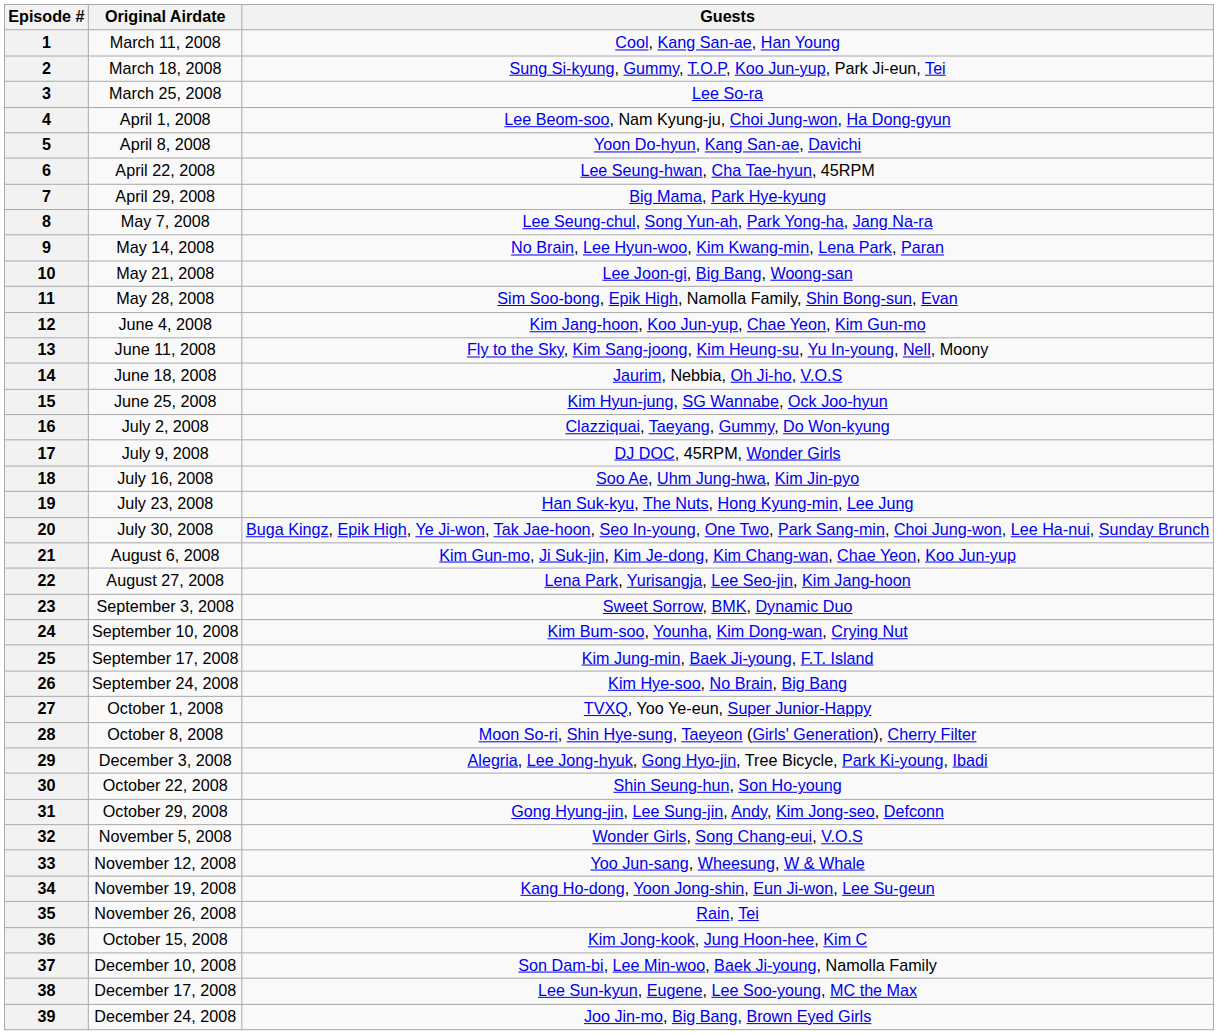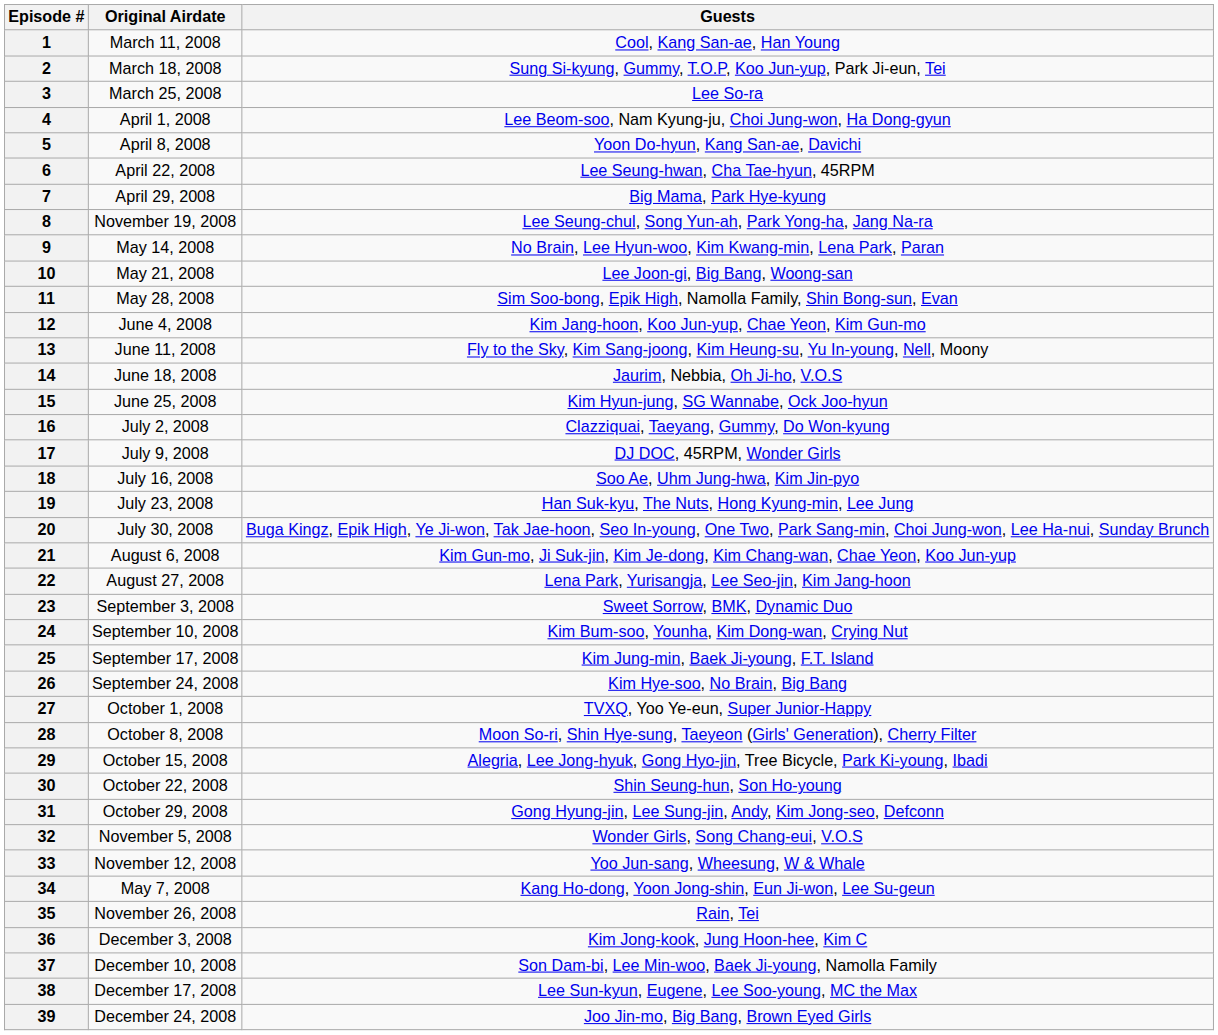(165, 222) May 7, 2008 -> (165, 222) November 19, 2008
(165, 760) December 3, 2008 -> (165, 760) October 15, 2008
(165, 888) November 19, 2008 -> (165, 888) May 7, 2008
(165, 939) October 15, 2008 -> (165, 939) December 3, 2008
